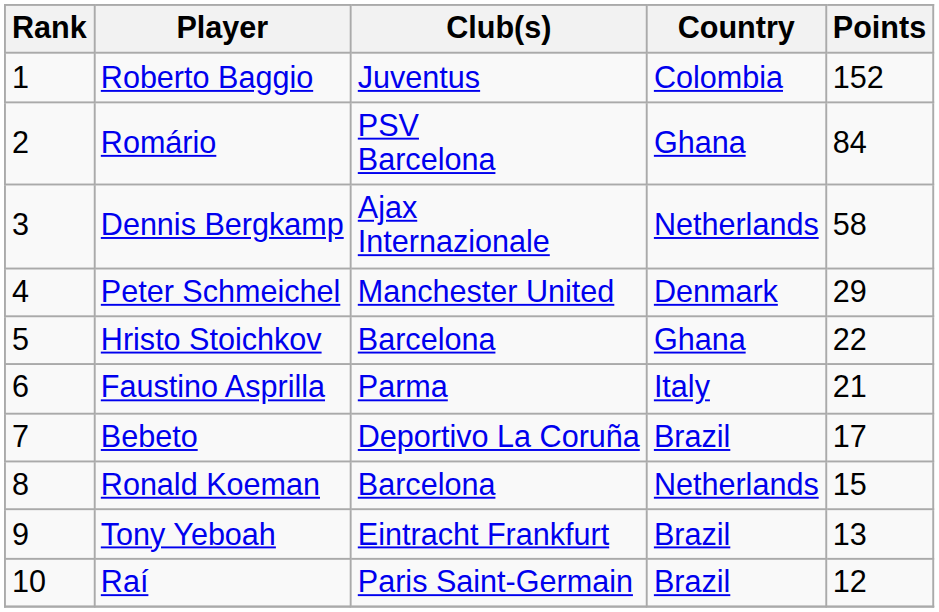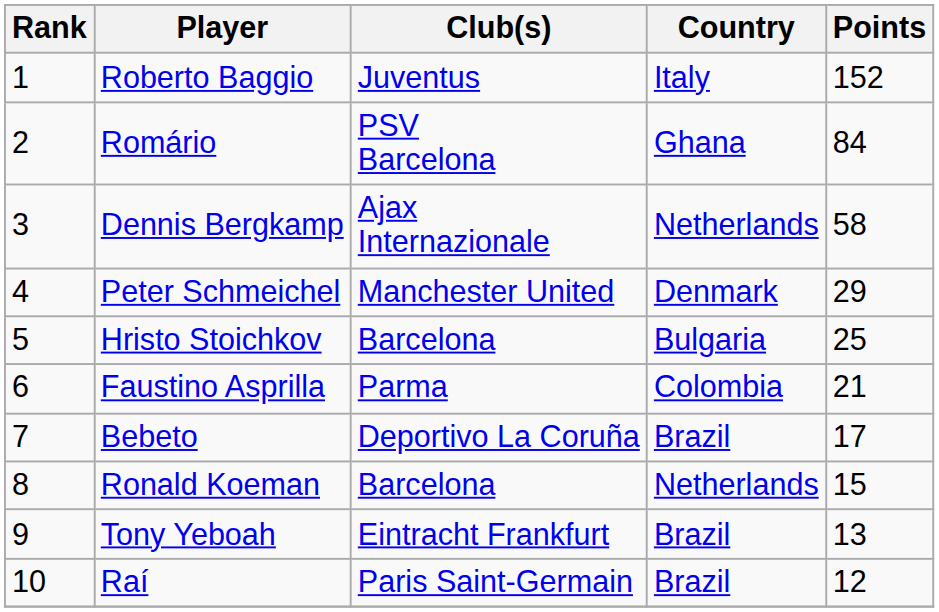(718, 77) Colombia -> (682, 77) Italy
(700, 339) Ghana -> (710, 339) Bulgaria
(850, 339) 22 -> (850, 339) 25
(682, 388) Italy -> (718, 388) Colombia
